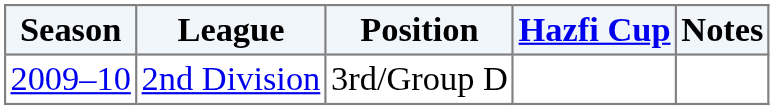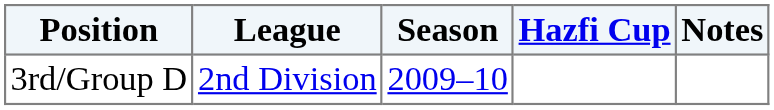columns swapped: (71, 29) <-> (419, 29)
